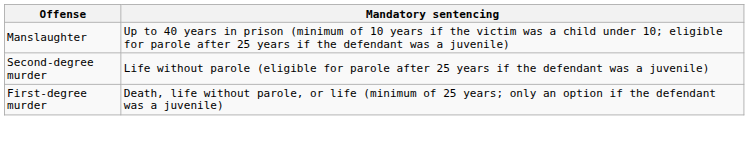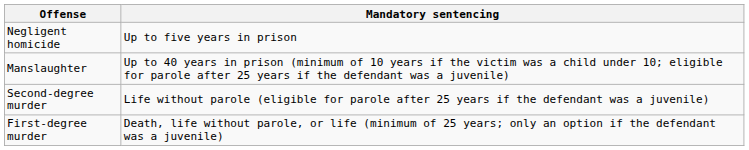+ row: (37, 38)
